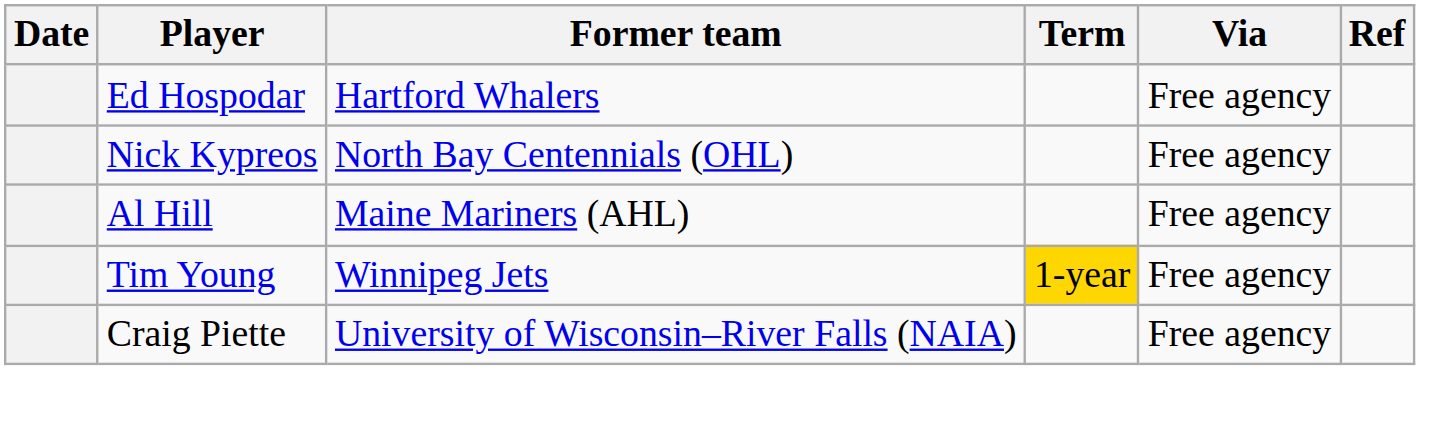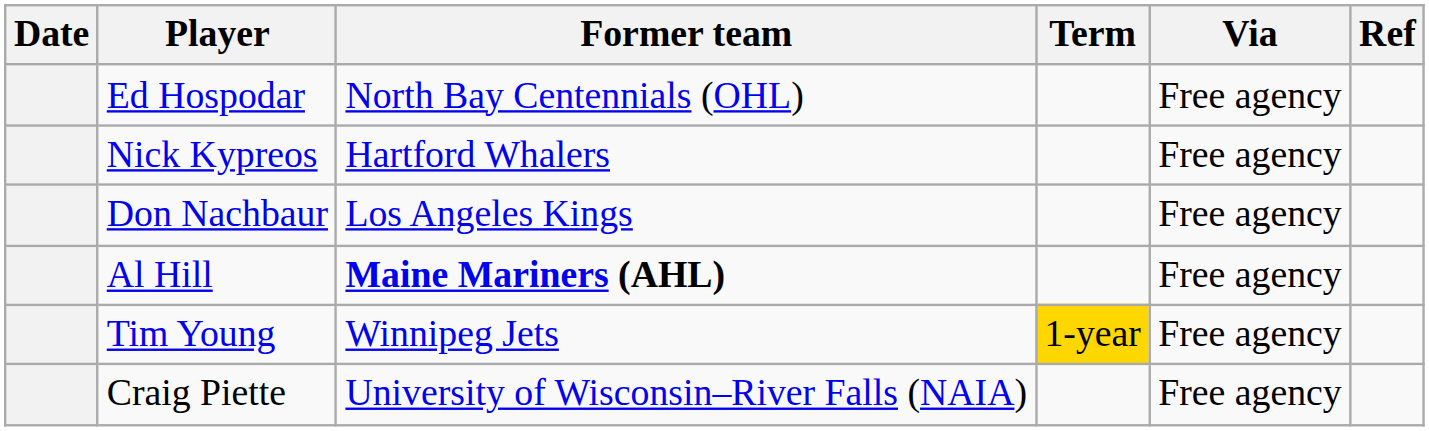(467, 94) Hartford Whalers -> (575, 94) North Bay Centennials (OHL)
(564, 154) North Bay Centennials (OHL) -> (478, 154) Hartford Whalers
+ row: (217, 214)
(512, 214) normal -> (535, 273) bold
